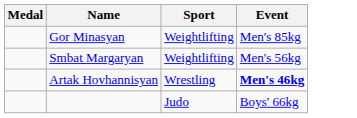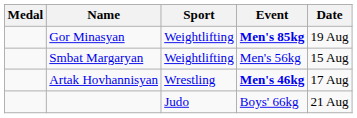+ column: (329, 15)
(270, 37) normal -> (272, 37) bold
